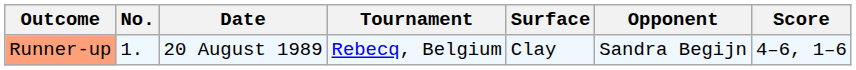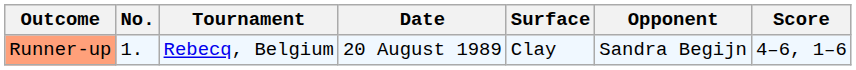columns swapped: (243, 19) <-> (417, 19)
